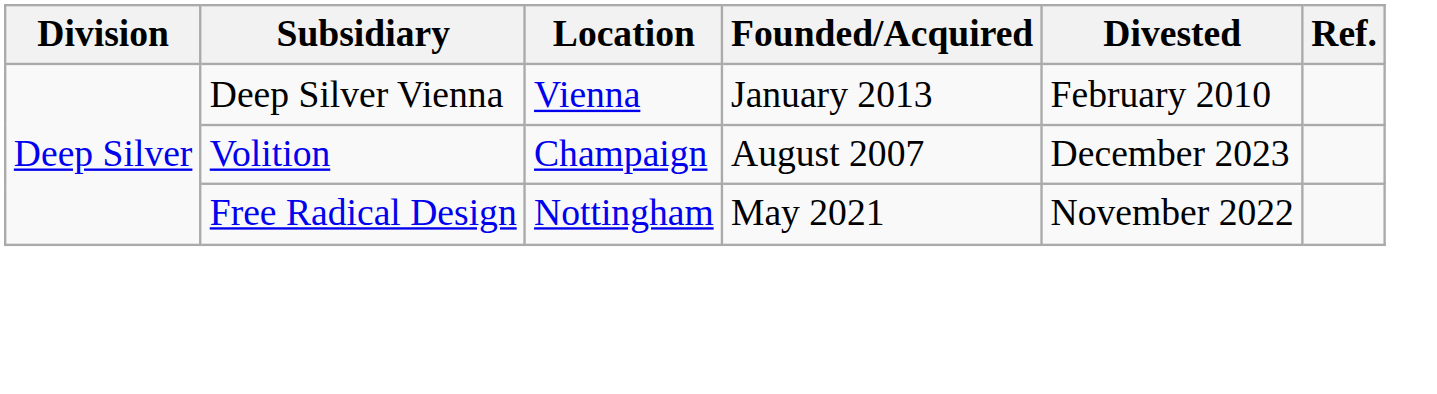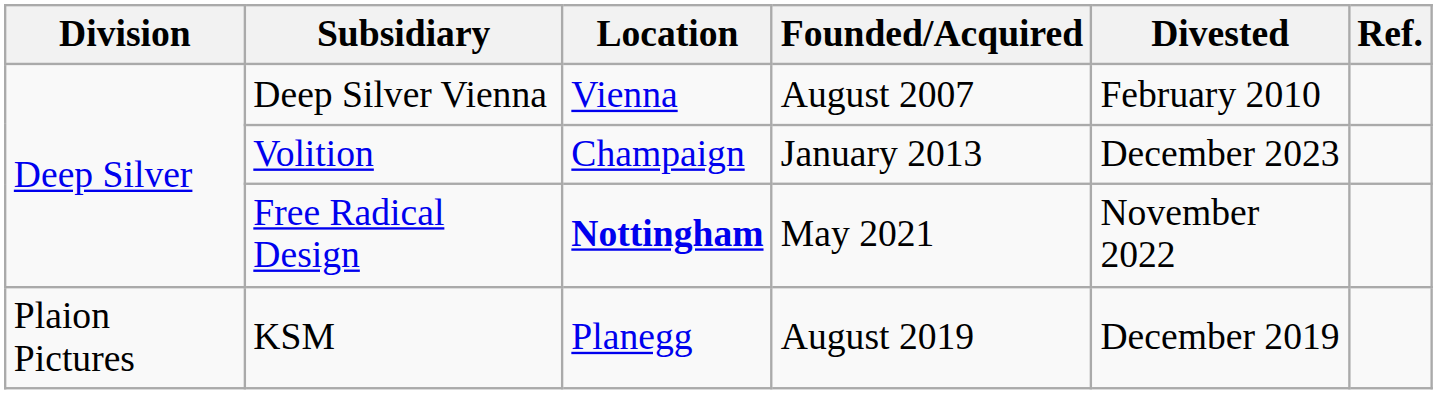(832, 93) January 2013 -> (877, 93) August 2007
(828, 153) August 2007 -> (882, 153) January 2013
(624, 213) normal -> (667, 234) bold
+ row: (294, 336)
